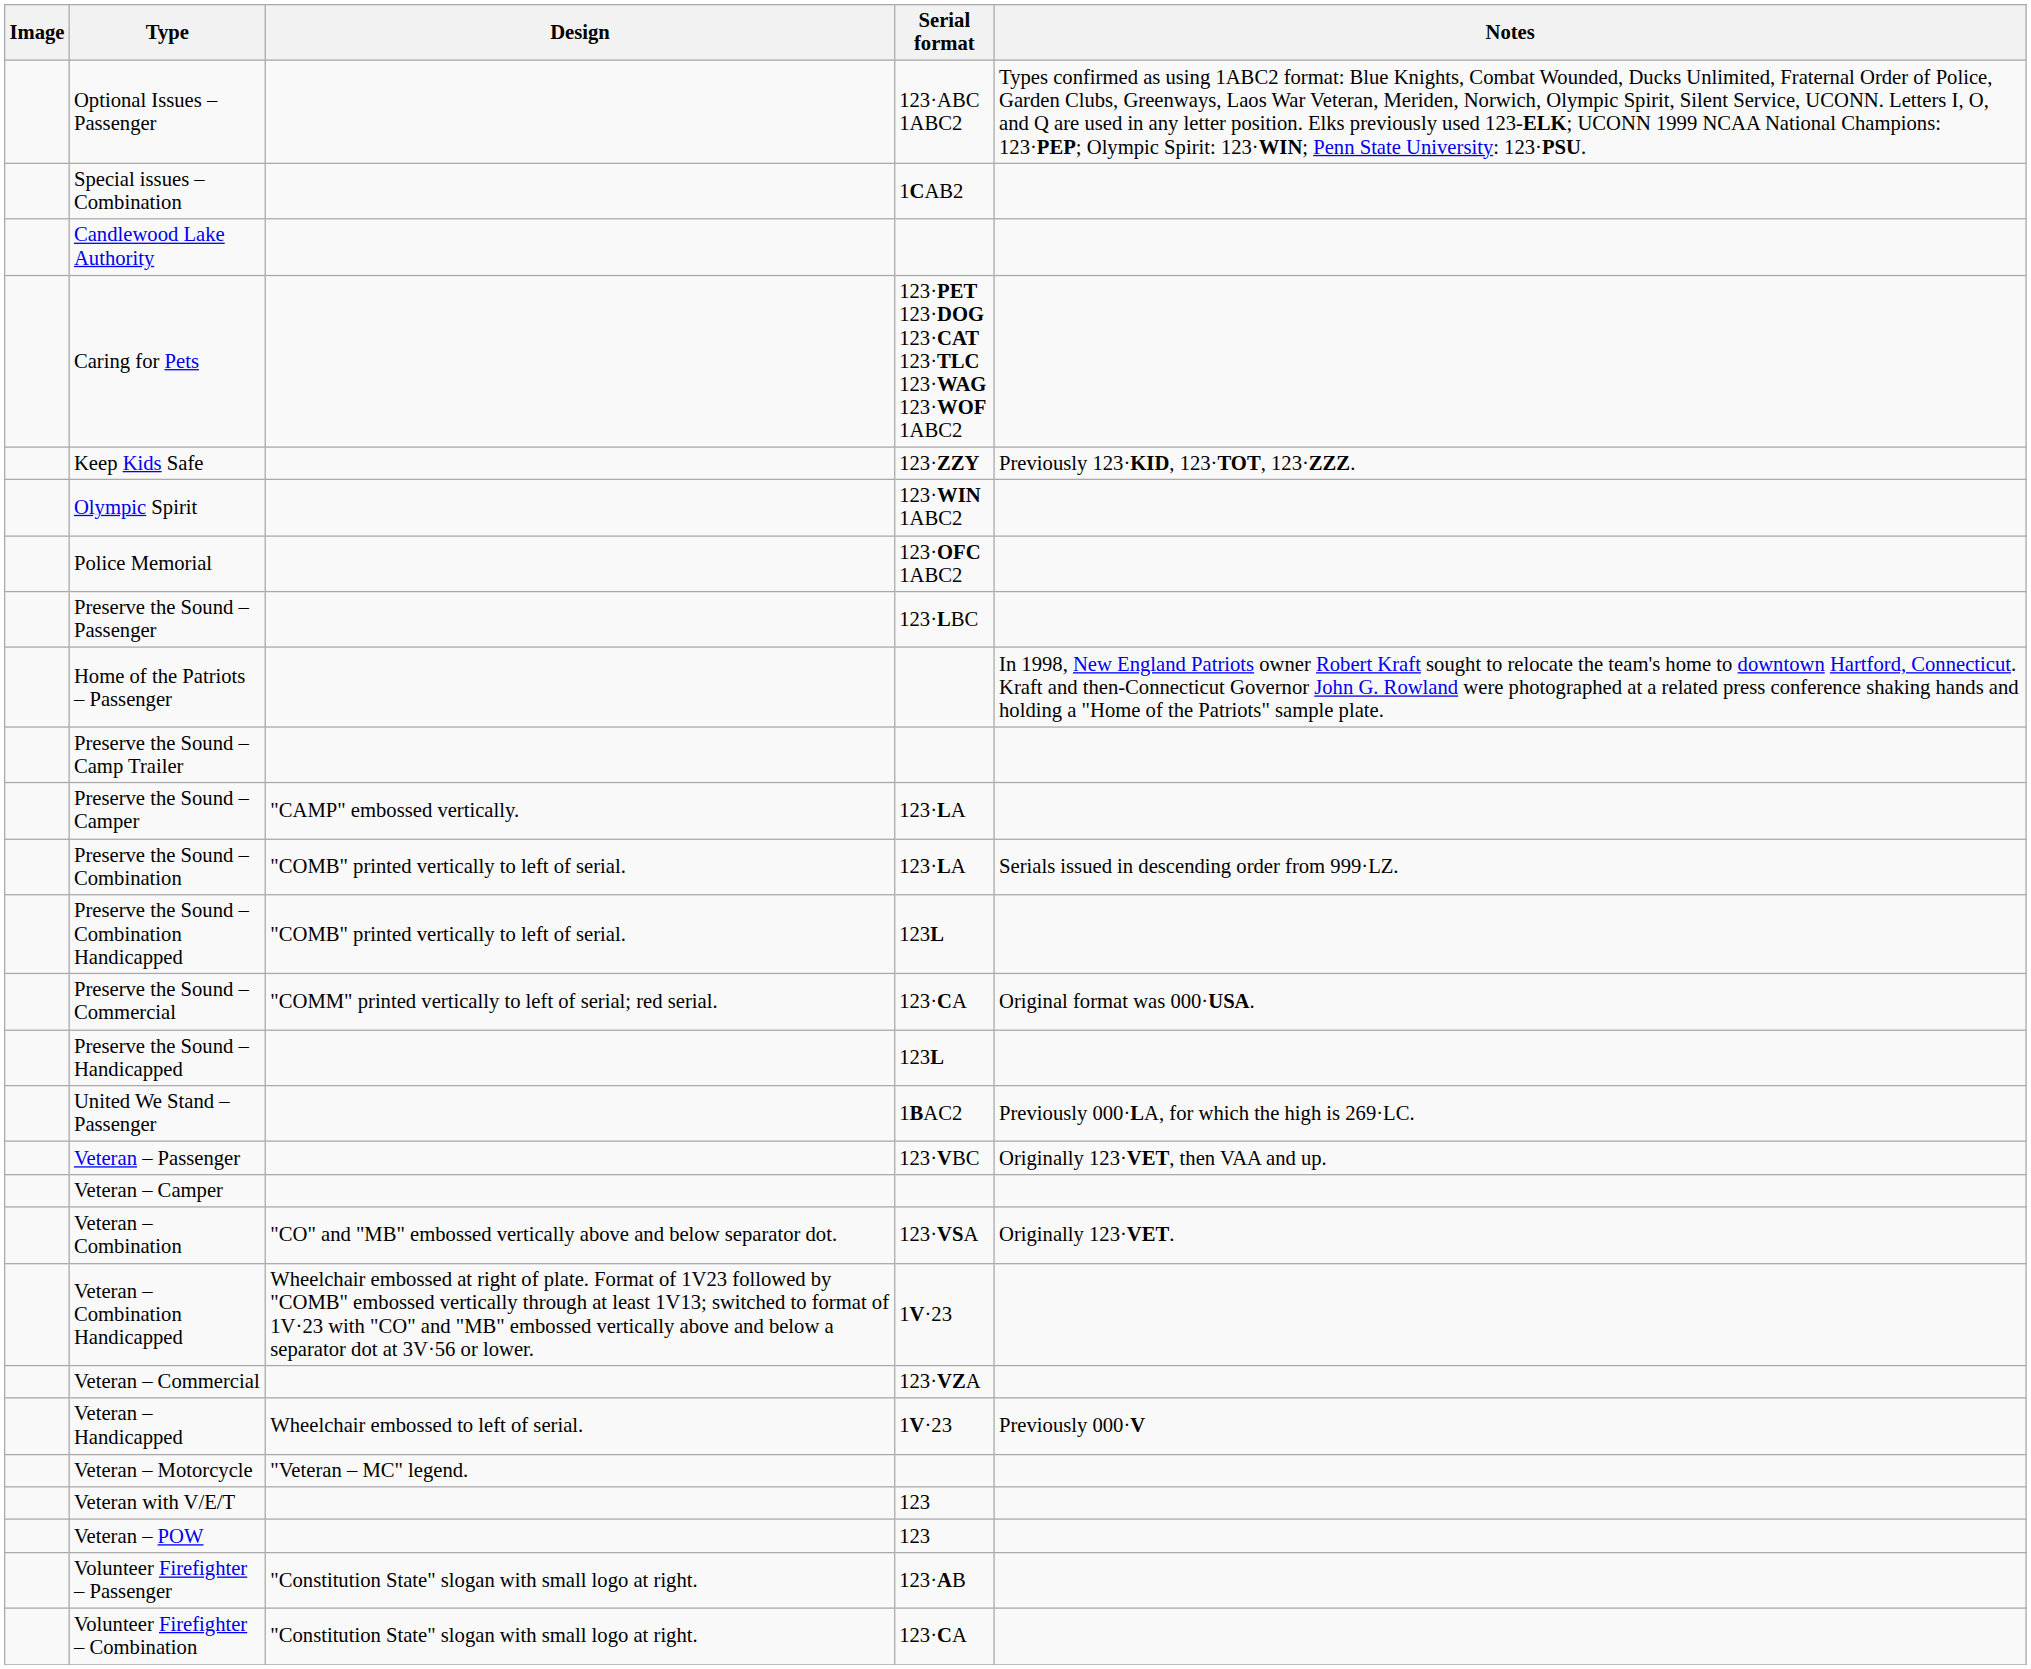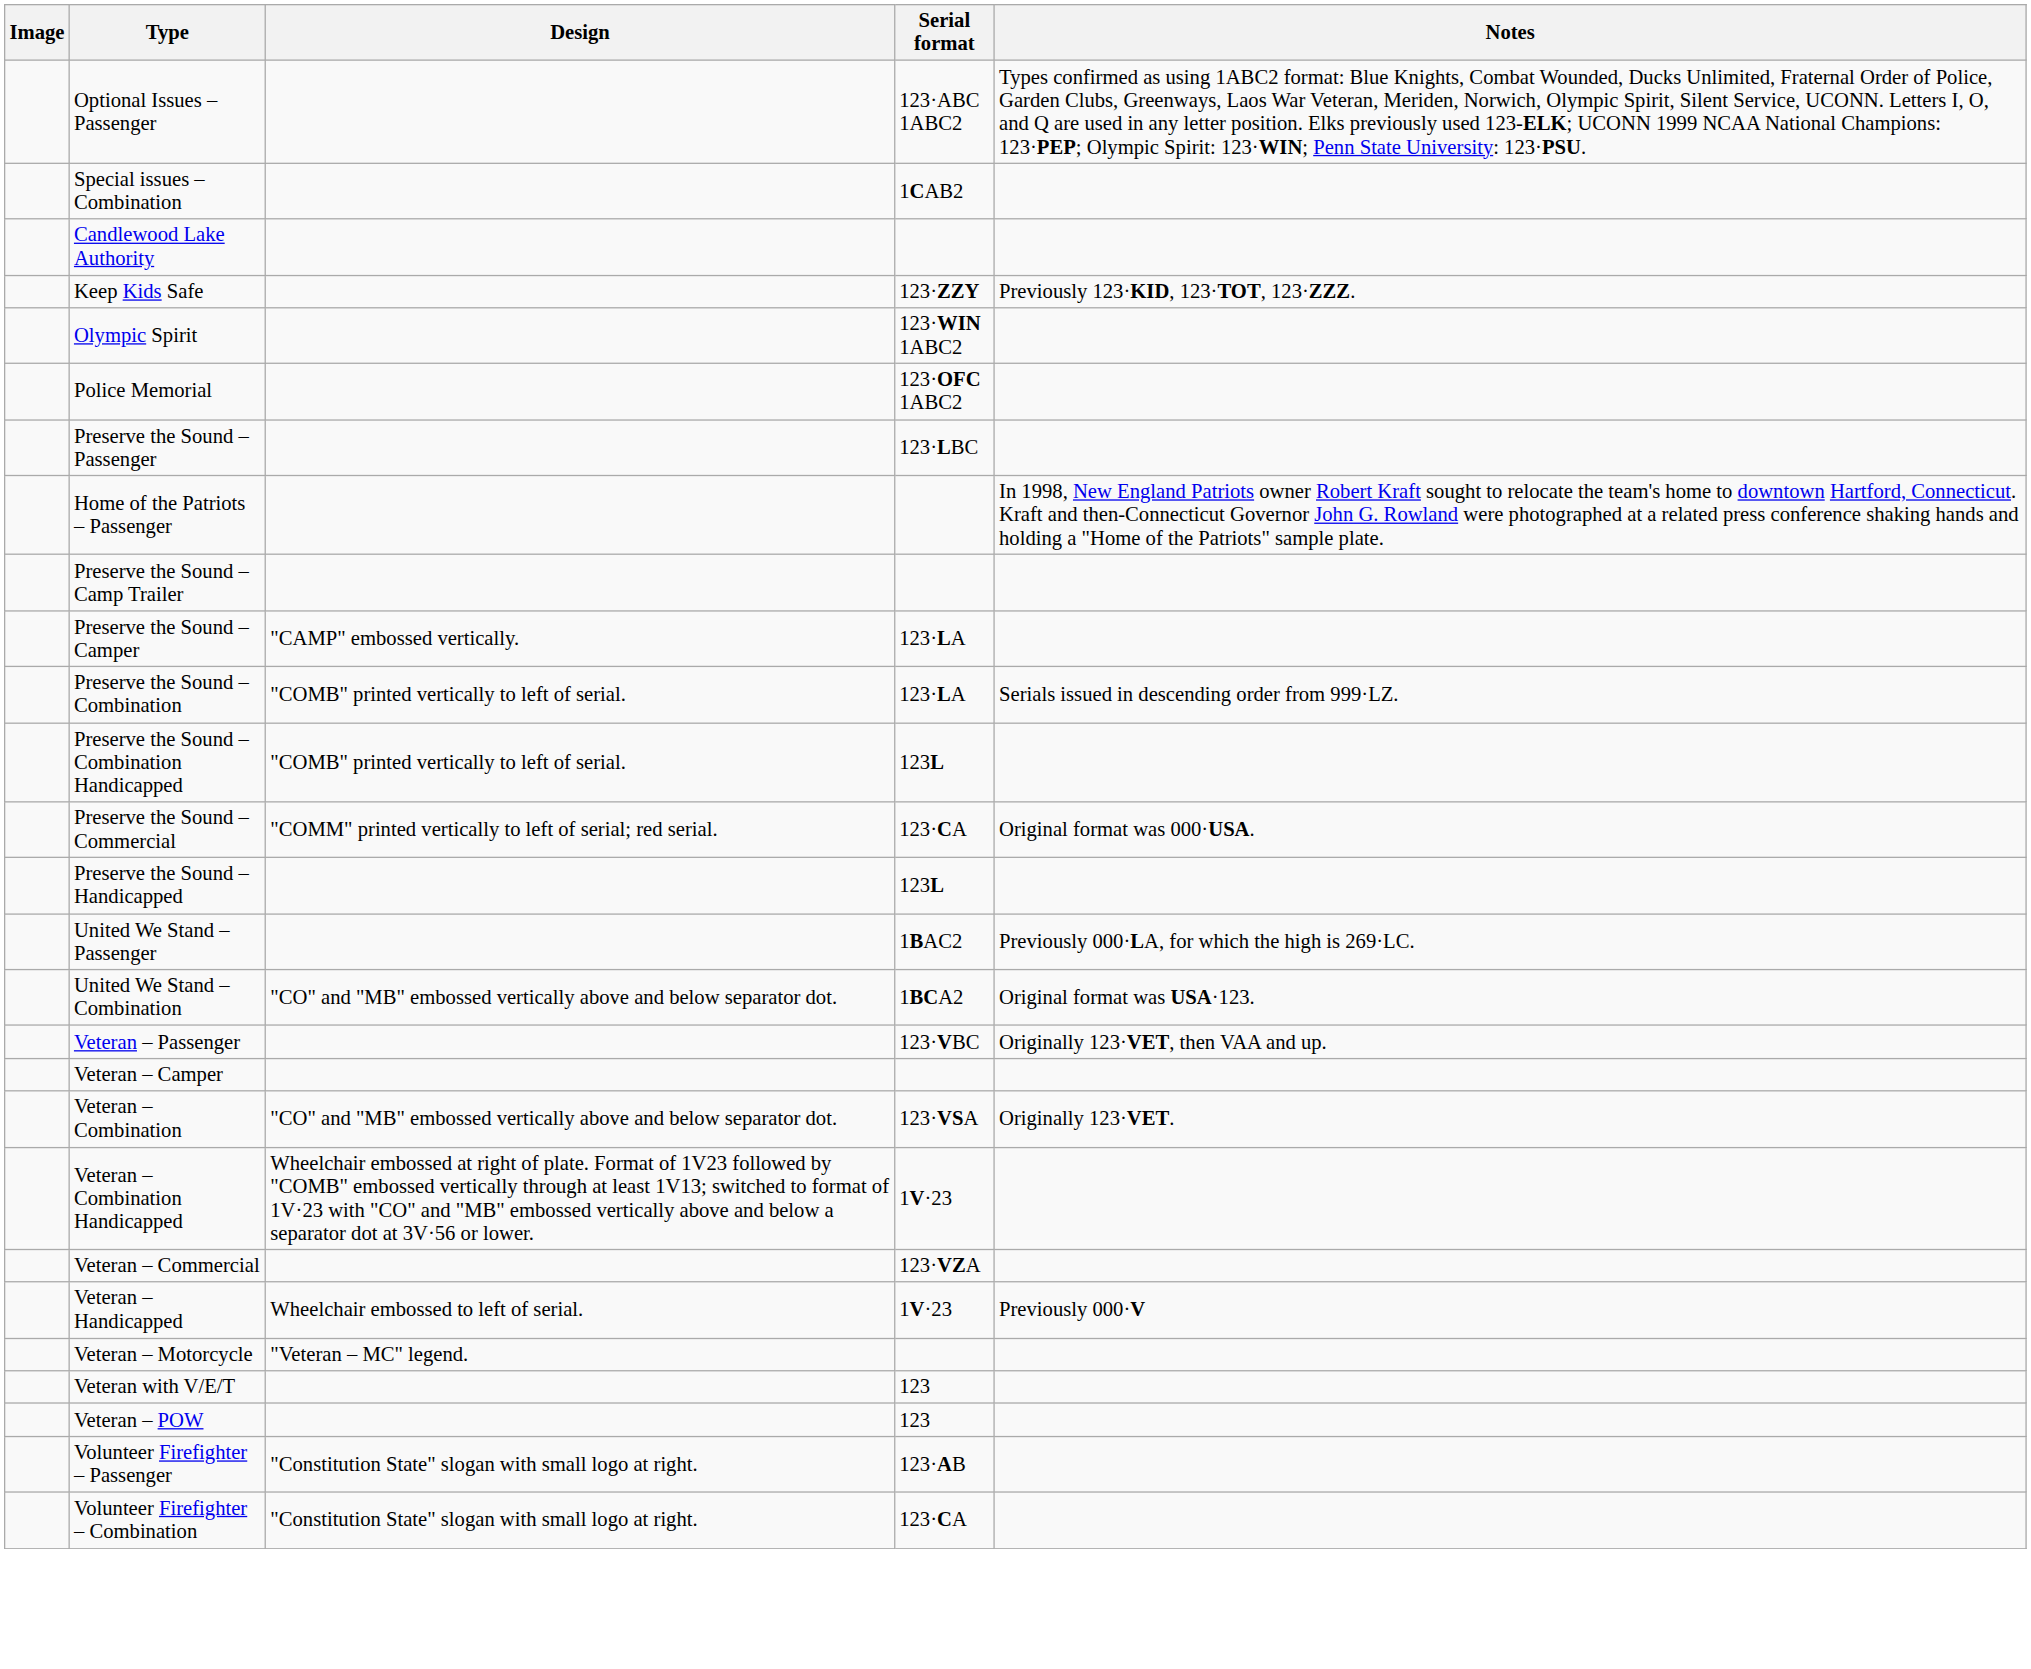- row: (136, 360)
+ row: (152, 997)
